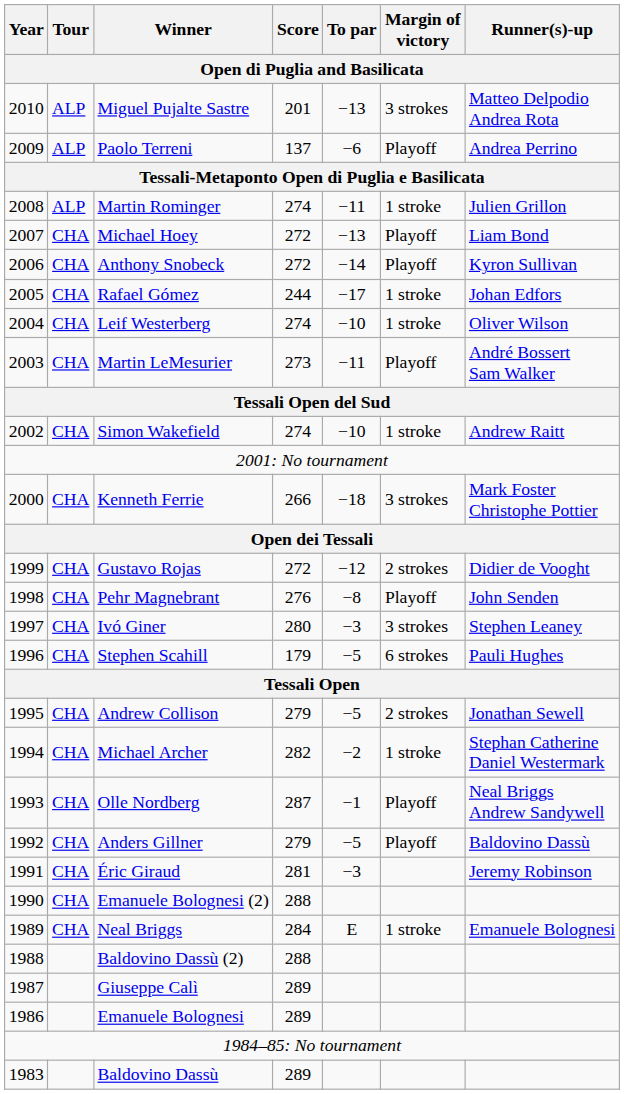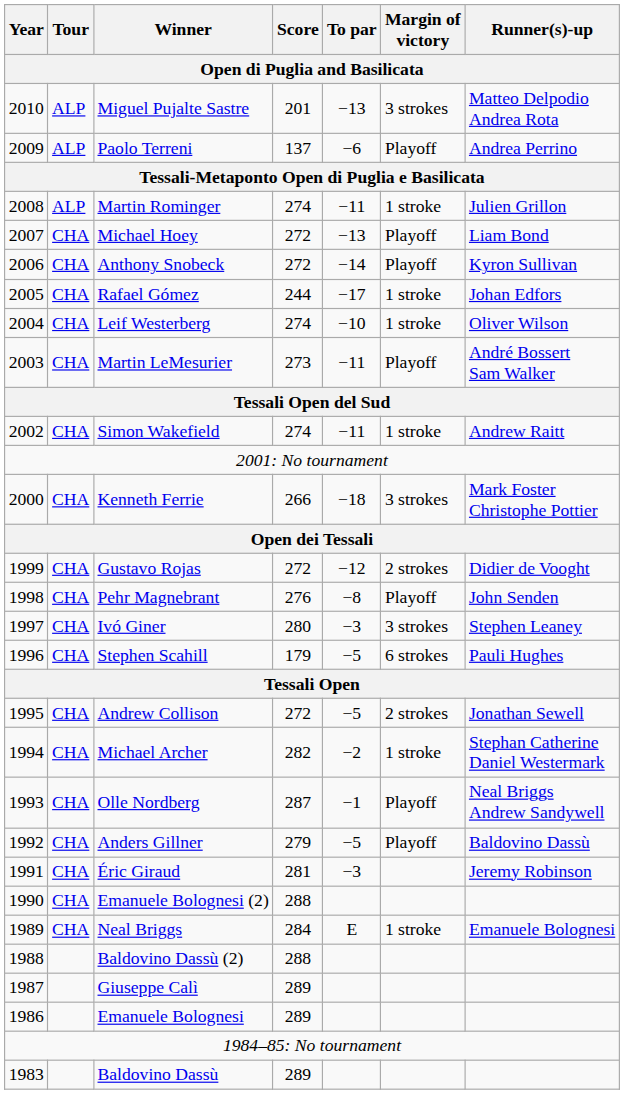(352, 430) −10 -> (352, 430) −11
(298, 713) 279 -> (298, 713) 272
